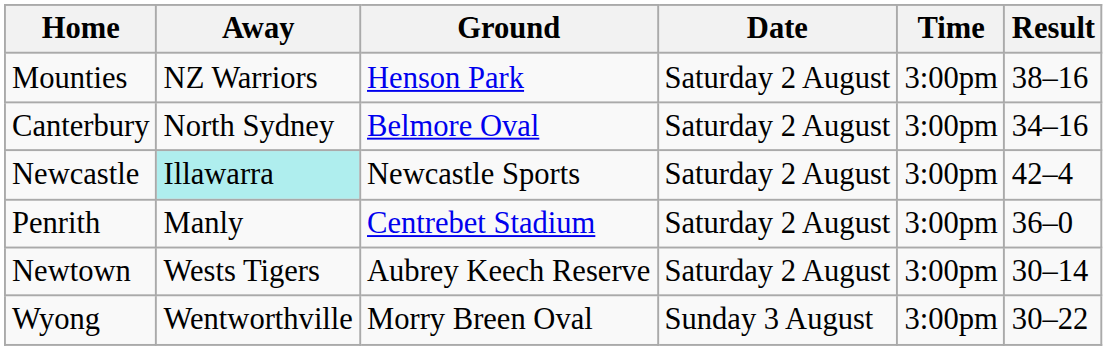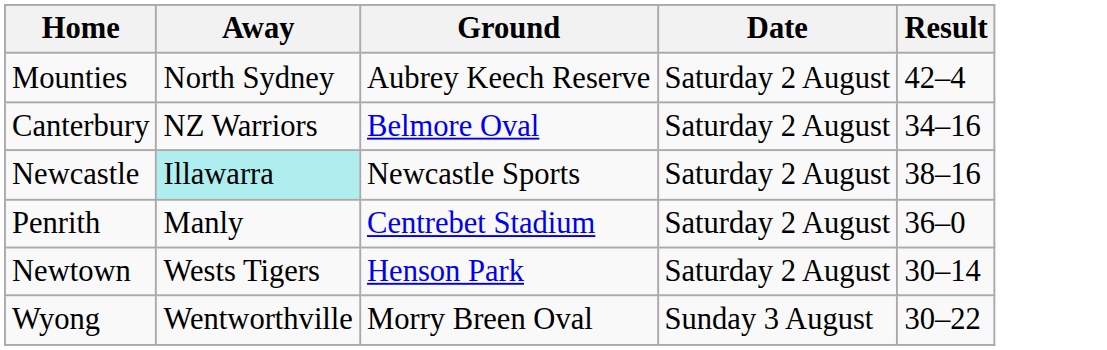- column: (951, 28)
(241, 77) NZ Warriors -> (249, 77) North Sydney
(446, 77) Henson Park -> (509, 77) Aubrey Keech Reserve
(1050, 77) 38–16 -> (935, 77) 42–4
(249, 125) North Sydney -> (241, 125) NZ Warriors
(1042, 174) 42–4 -> (943, 174) 38–16
(509, 271) Aubrey Keech Reserve -> (446, 271) Henson Park
